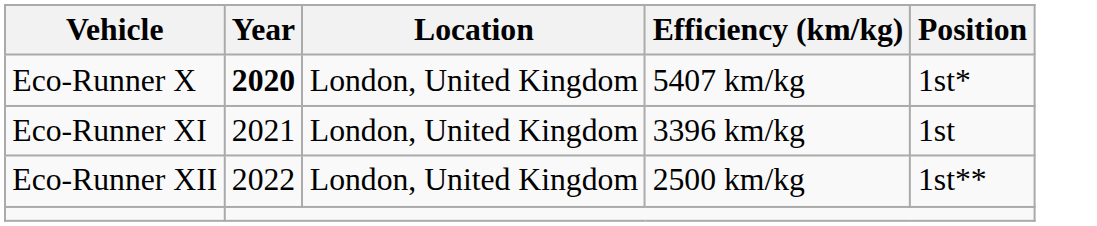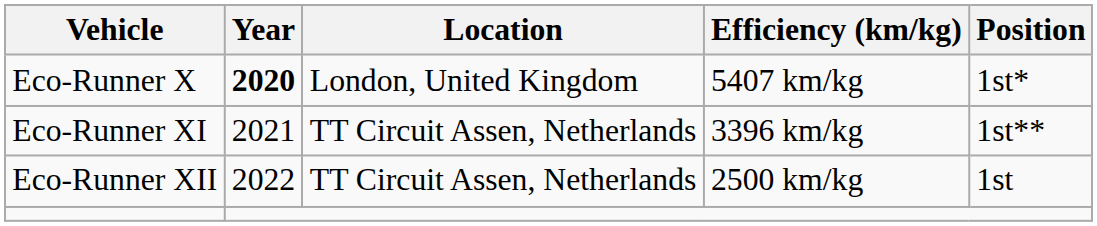(474, 130) London, United Kingdom -> (503, 130) TT Circuit Assen, Netherlands
(937, 130) 1st -> (1011, 130) 1st**
(474, 180) London, United Kingdom -> (503, 180) TT Circuit Assen, Netherlands
(952, 180) 1st** -> (995, 180) 1st
